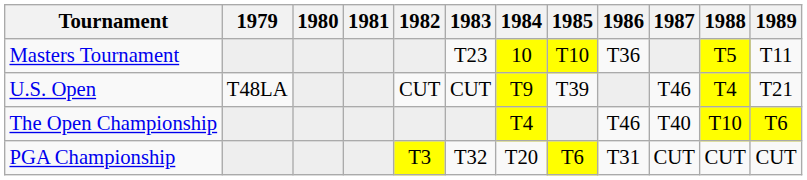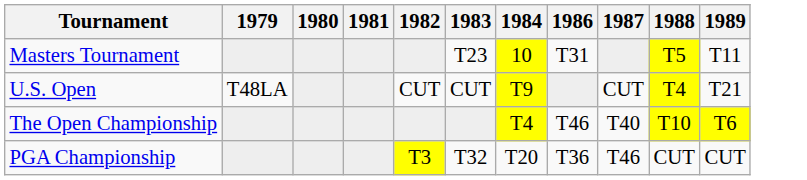- column: (572, 21)
(623, 55) T36 -> (572, 55) T31
(674, 89) T46 -> (623, 89) CUT
(623, 158) T31 -> (572, 158) T36
(674, 158) CUT -> (623, 158) T46
